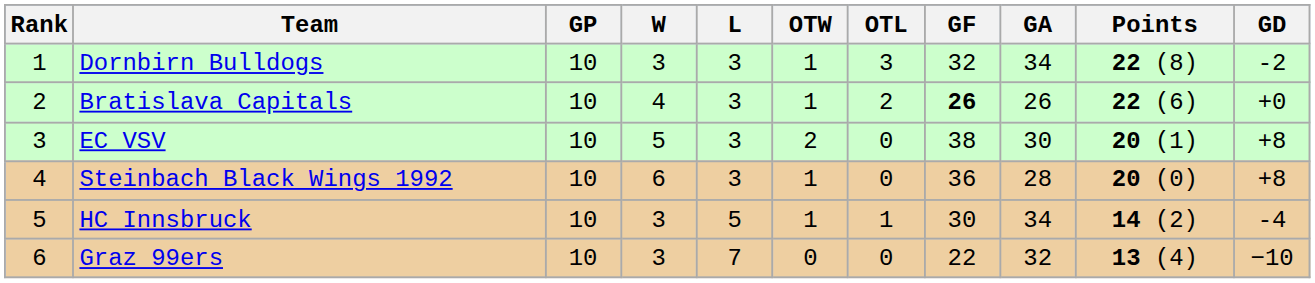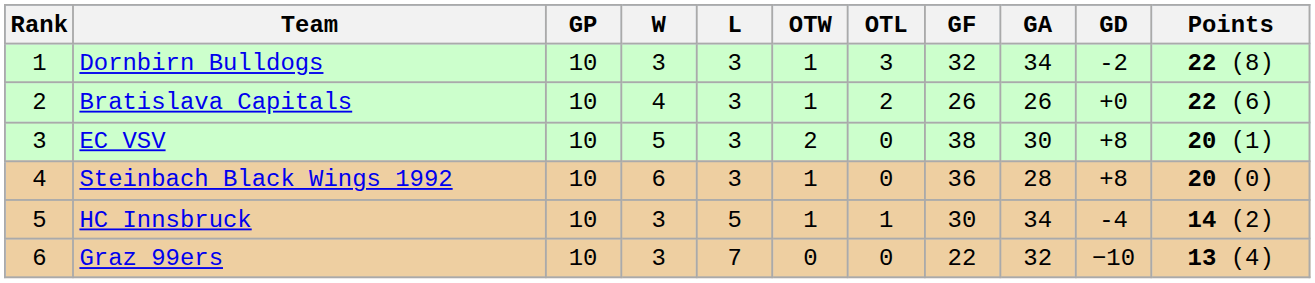columns swapped: (1272, 24) <-> (1155, 24)
(962, 102) bold -> (962, 102) normal
